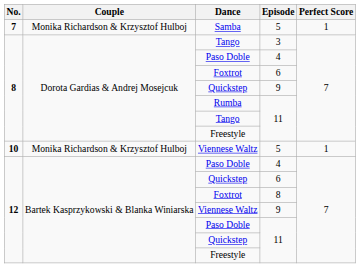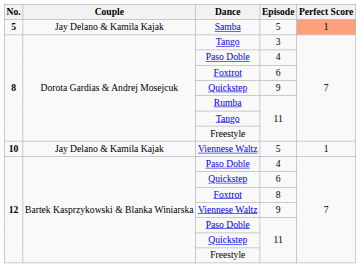(14, 27) 7 -> (14, 27) 5
(109, 27) Monika Richardson & Krzysztof Hulboj -> (109, 27) Jay Delano & Kamila Kajak
(326, 27) no background -> (326, 27) lightsalmon background
(109, 149) Monika Richardson & Krzysztof Hulboj -> (109, 149) Jay Delano & Kamila Kajak
